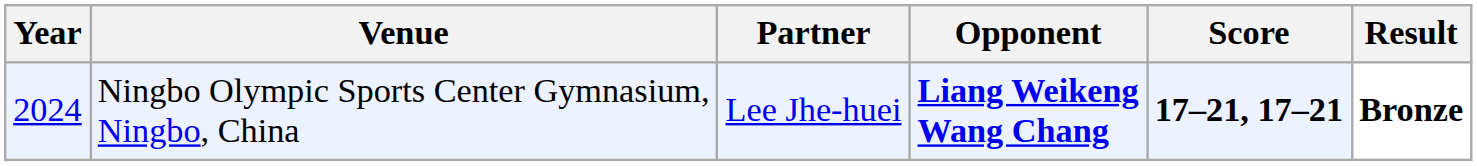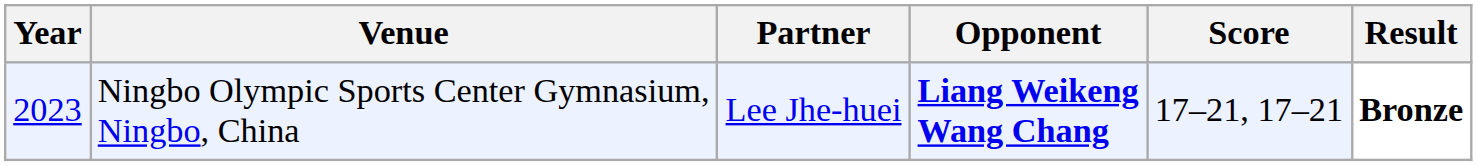(47, 109) 2024 -> (47, 109) 2023
(1249, 109) bold -> (1249, 109) normal
